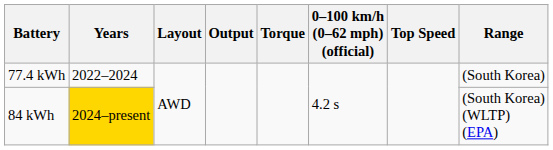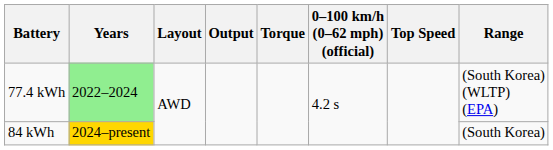(105, 75) no background -> (105, 92) lightgreen background
(504, 75) (South Korea) -> (504, 92) (South Korea) (WLTP) (EPA)
(504, 116) (South Korea) (WLTP) (EPA) -> (504, 133) (South Korea)
